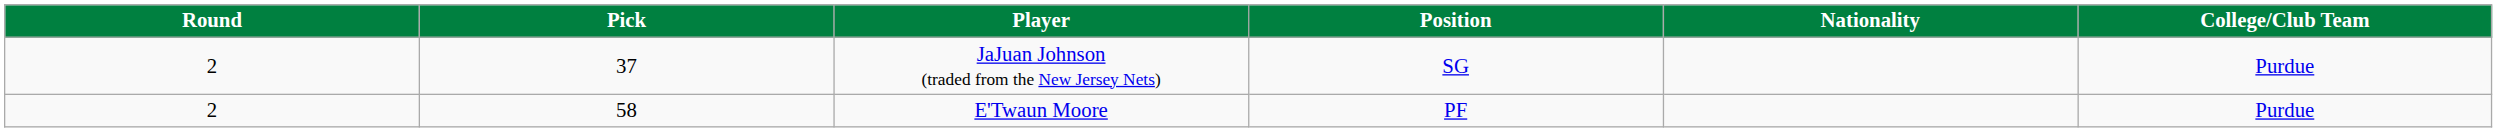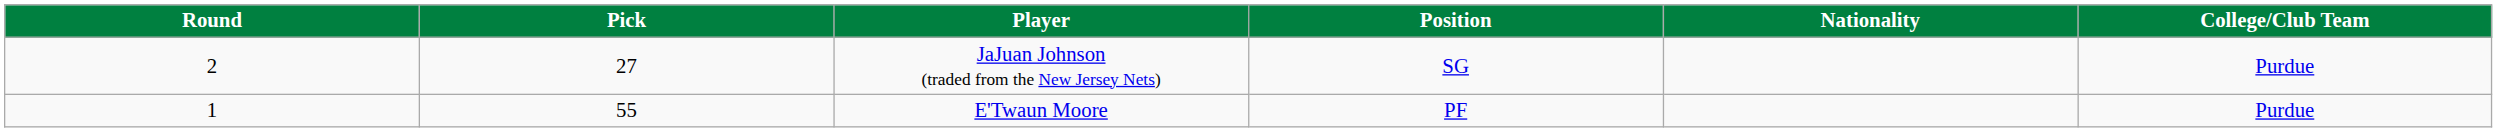(627, 65) 37 -> (627, 65) 27
(212, 110) 2 -> (212, 110) 1
(627, 110) 58 -> (627, 110) 55
